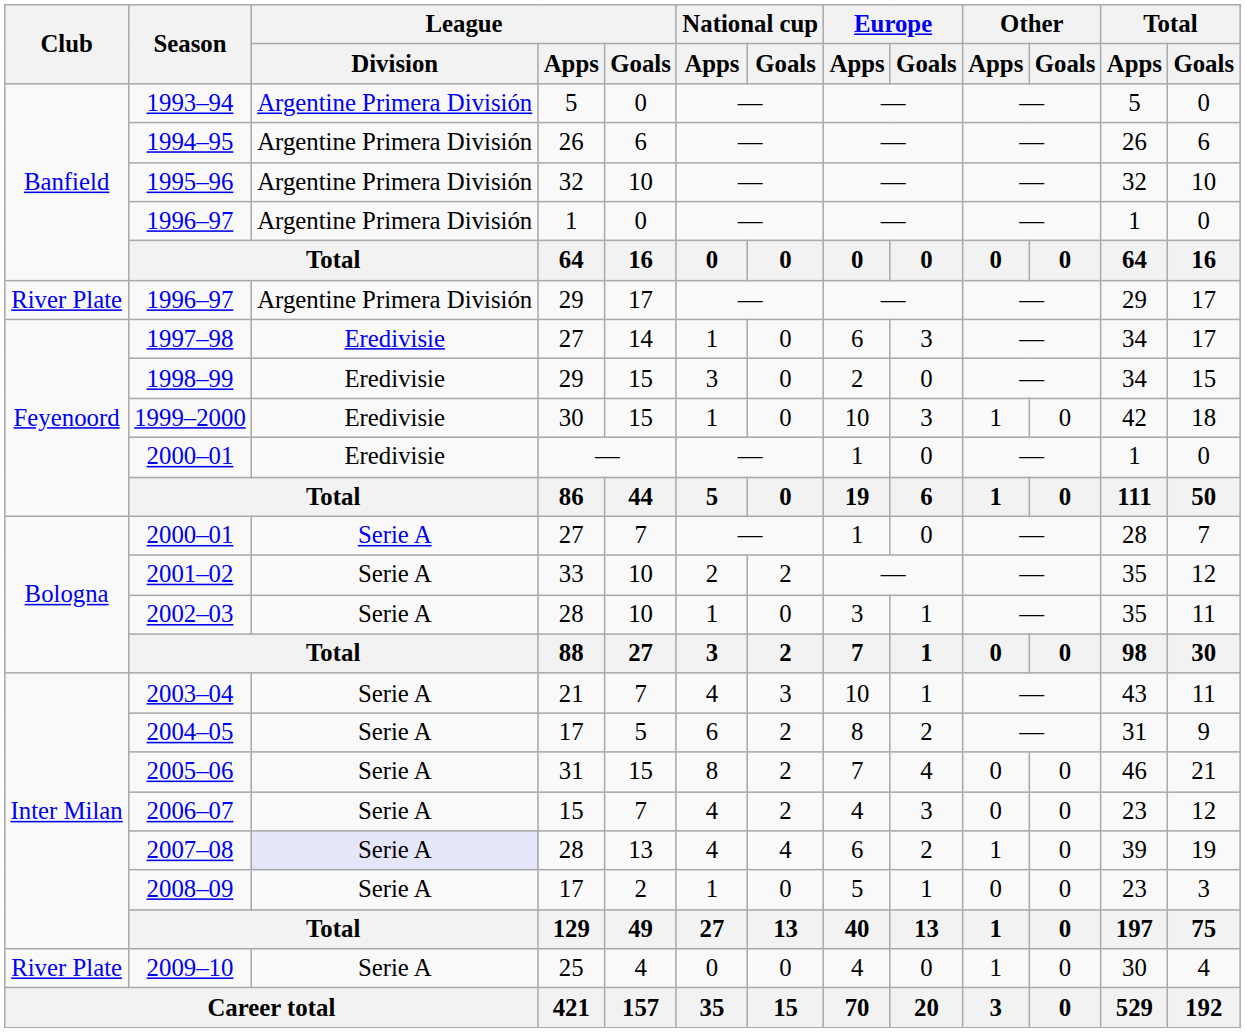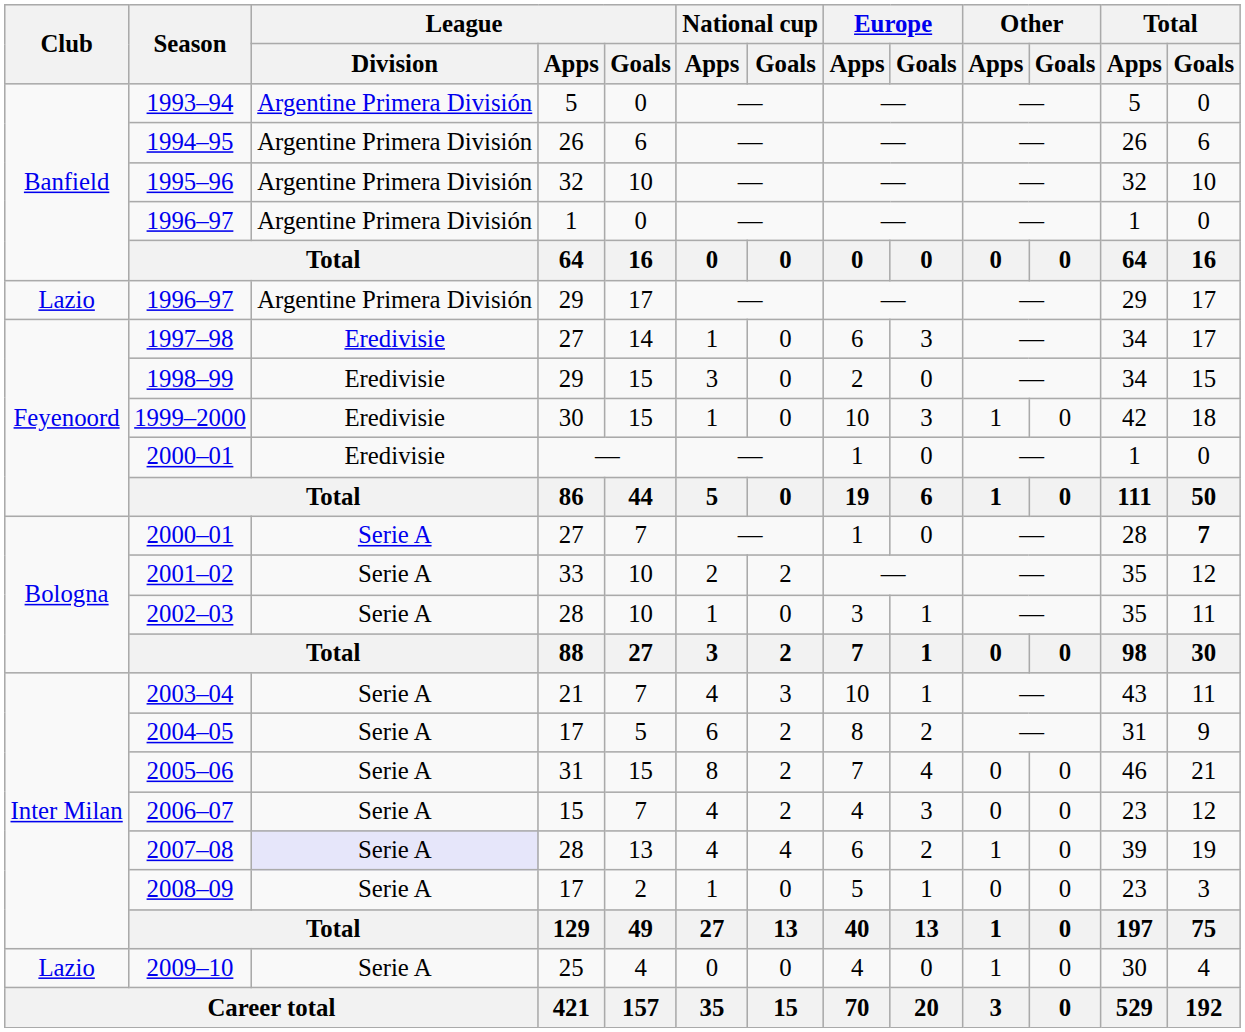(67, 299) River Plate -> (67, 299) Lazio
(1204, 535) normal -> (1204, 535) bold
(67, 968) River Plate -> (67, 968) Lazio
